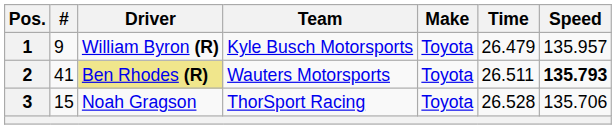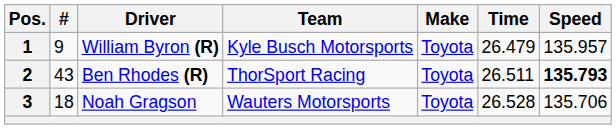(64, 75) 41 -> (64, 75) 43
(145, 75) khaki background -> (145, 75) no background
(309, 75) Wauters Motorsports -> (296, 75) ThorSport Racing
(64, 102) 15 -> (64, 102) 18
(296, 102) ThorSport Racing -> (309, 102) Wauters Motorsports
